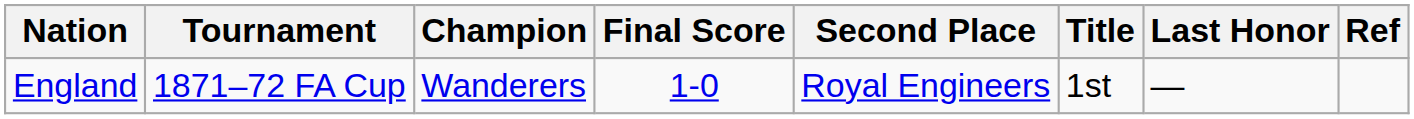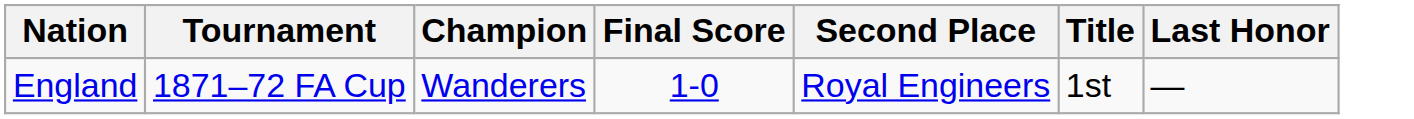- column: (1373, 31)
